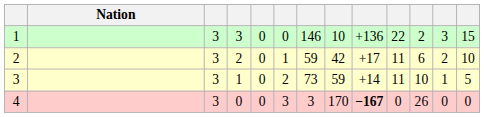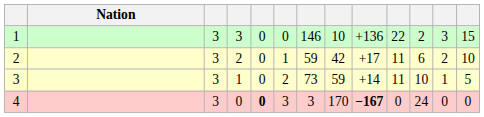(262, 101) normal -> (262, 101) bold
(421, 101) 26 -> (421, 101) 24
